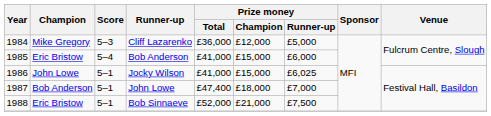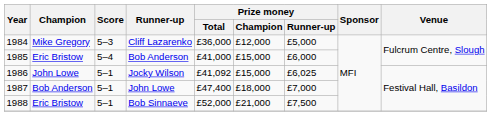(214, 73) £41,000 -> (214, 73) £41,092
